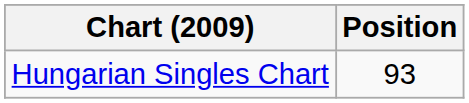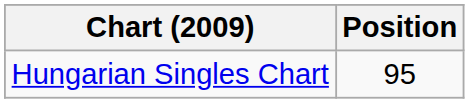(400, 73) 93 -> (400, 73) 95
